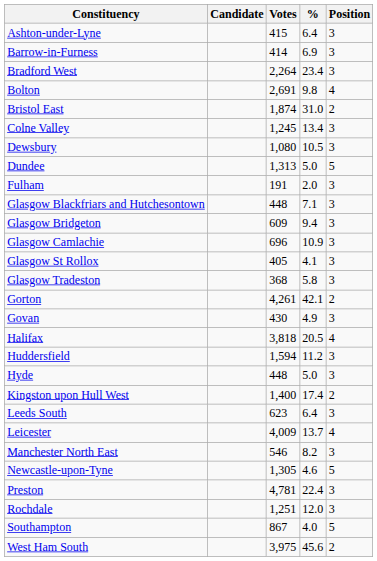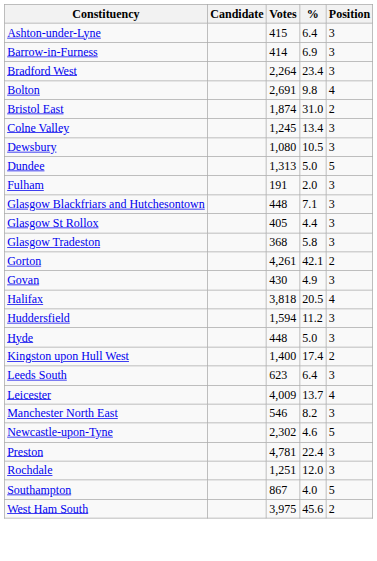- row: (54, 223)
- row: (56, 242)
(310, 261) 4.1 -> (310, 223) 4.4
(283, 470) 1,305 -> (283, 432) 2,302
